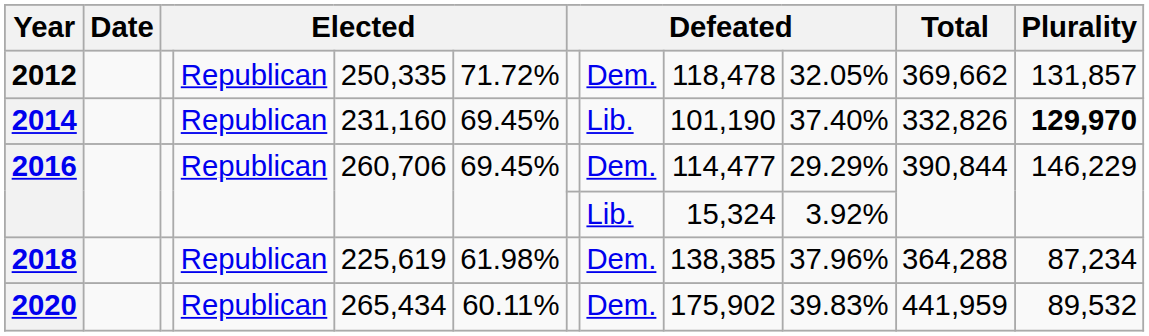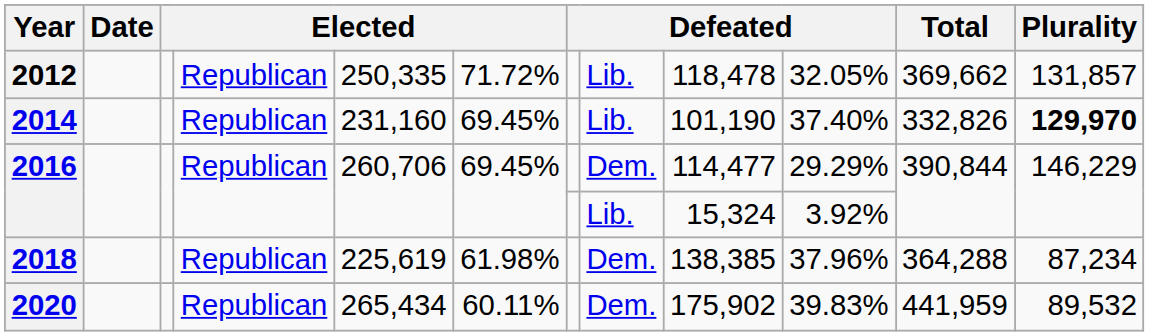(621, 74) Dem. -> (610, 74) Lib.
